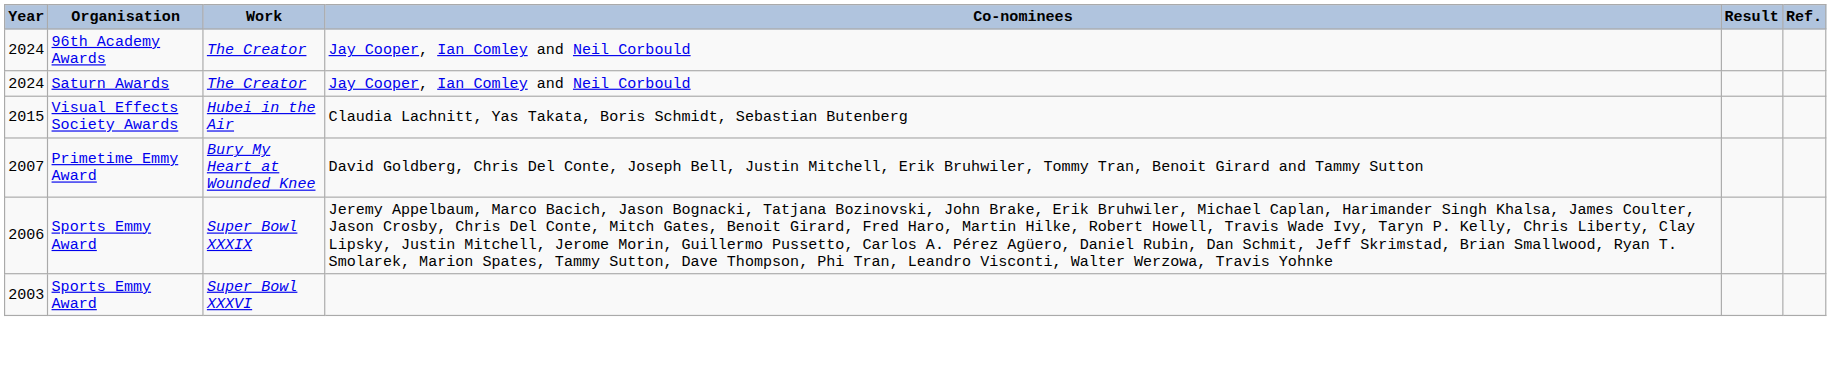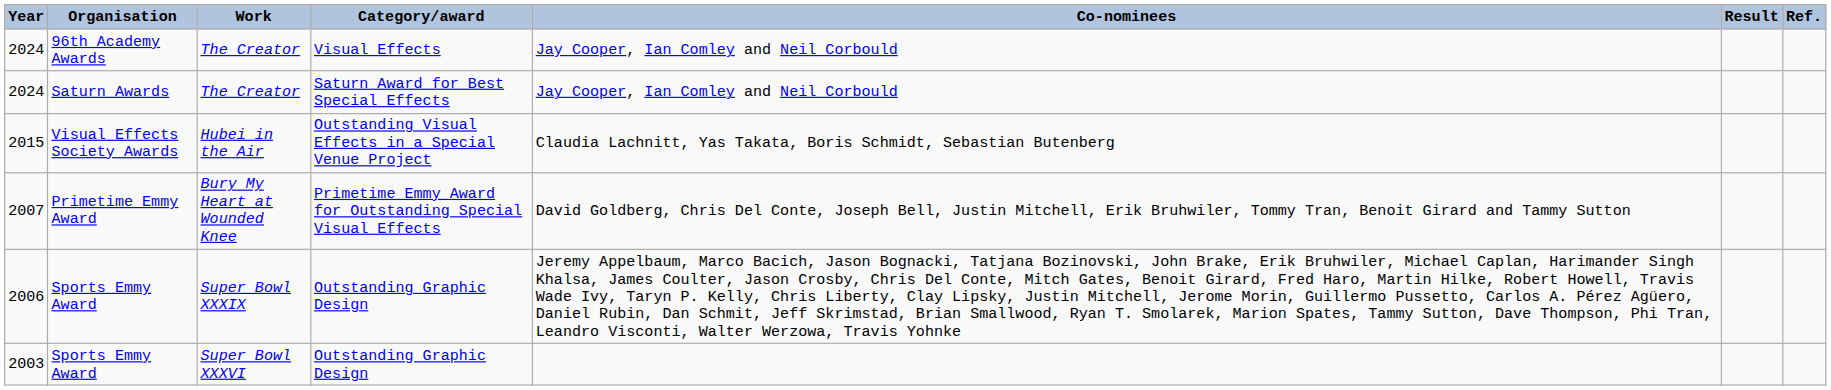+ column: (421, 17)
